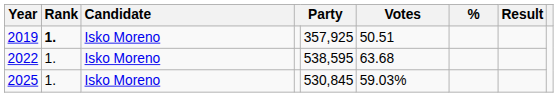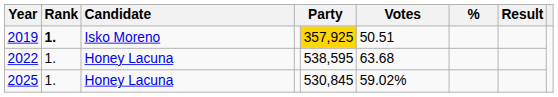(329, 37) no background -> (329, 37) gold background
(122, 59) Isko Moreno -> (129, 59) Honey Lacuna
(122, 80) Isko Moreno -> (129, 80) Honey Lacuna
(383, 80) 59.03% -> (383, 80) 59.02%
